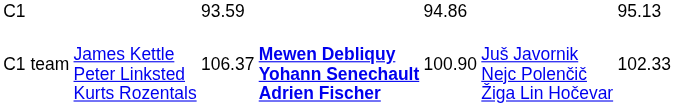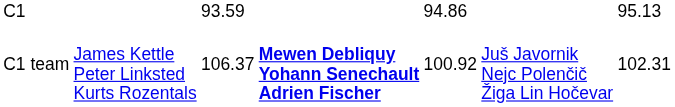(450, 64) 100.90 -> (450, 64) 100.92
(644, 64) 102.33 -> (644, 64) 102.31
